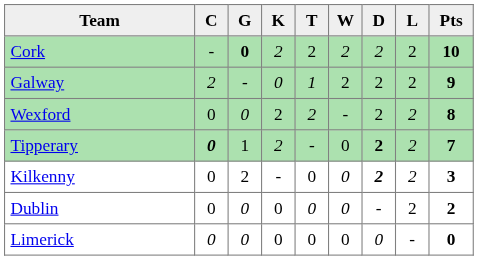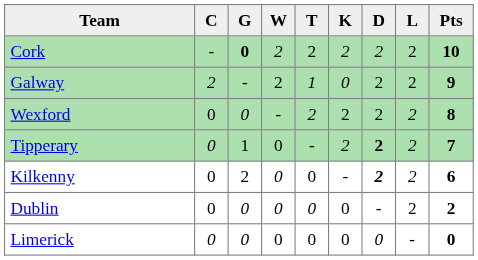columns swapped: (345, 20) <-> (278, 20)
(211, 145) bold -> (211, 145) normal
(451, 176) 3 -> (451, 176) 6
